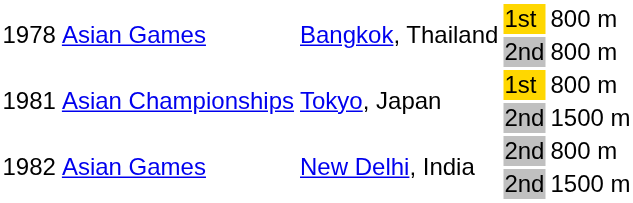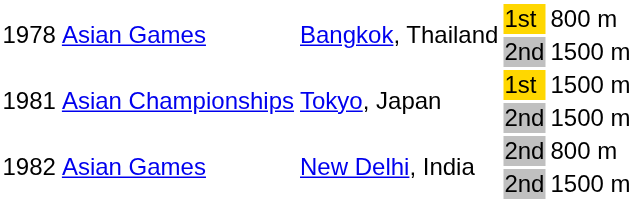(584, 51) 800 m -> (590, 51) 1500 m
(584, 84) 800 m -> (590, 84) 1500 m
